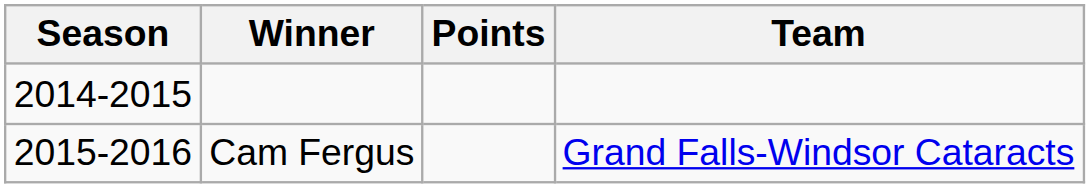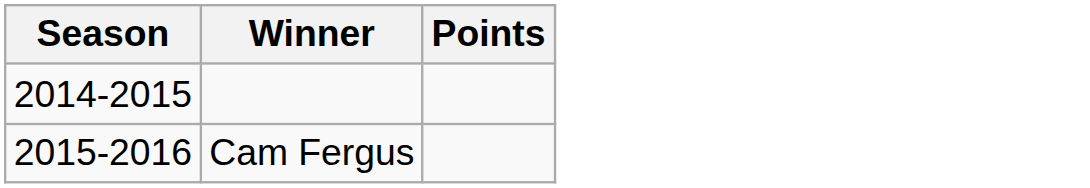- column: (818, 34)
